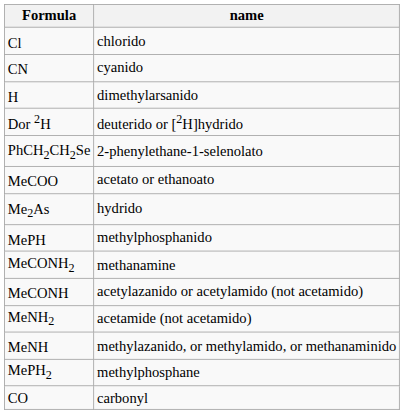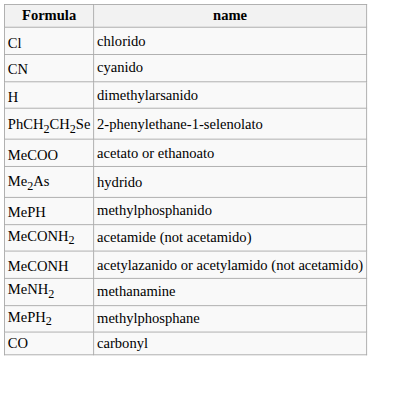- row: (29, 122)
(136, 264) methanamine -> (174, 237) acetamide (not acetamido)
(174, 318) acetamide (not acetamido) -> (136, 291) methanamine
- row: (28, 347)
